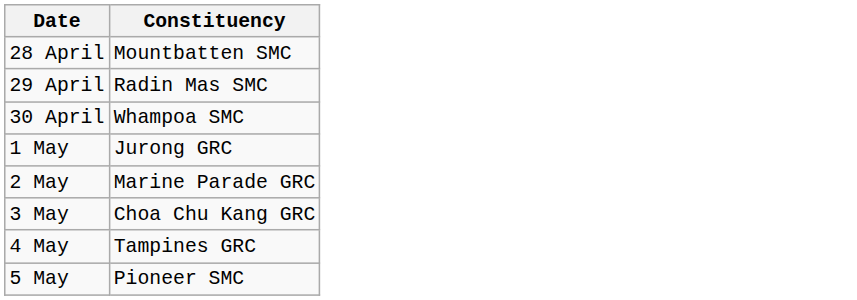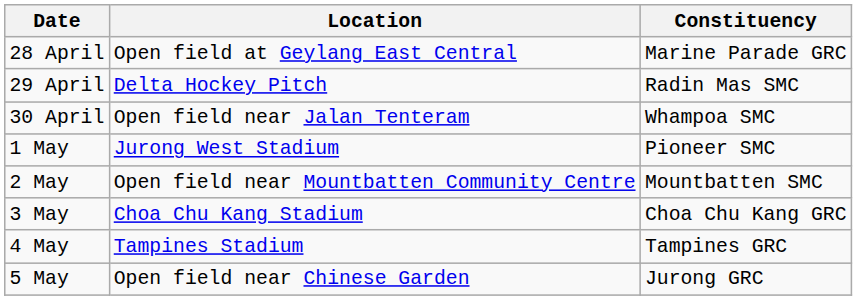+ column: (375, 21)
(203, 53) Mountbatten SMC -> (746, 53) Marine Parade GRC
(173, 150) Jurong GRC -> (710, 150) Pioneer SMC
(215, 182) Marine Parade GRC -> (734, 182) Mountbatten SMC
(179, 279) Pioneer SMC -> (704, 279) Jurong GRC
